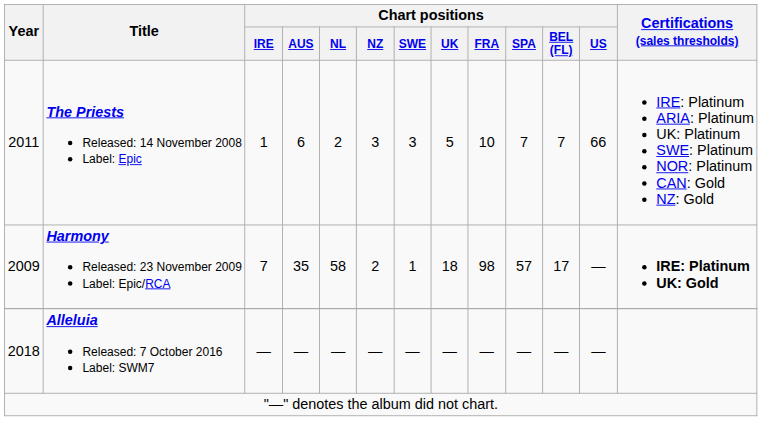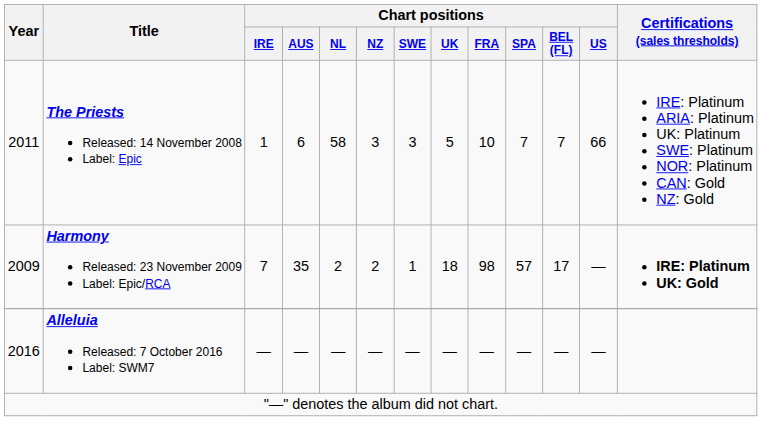(338, 142) 2 -> (338, 142) 58
(338, 267) 58 -> (338, 267) 2
(24, 351) 2018 -> (24, 351) 2016
